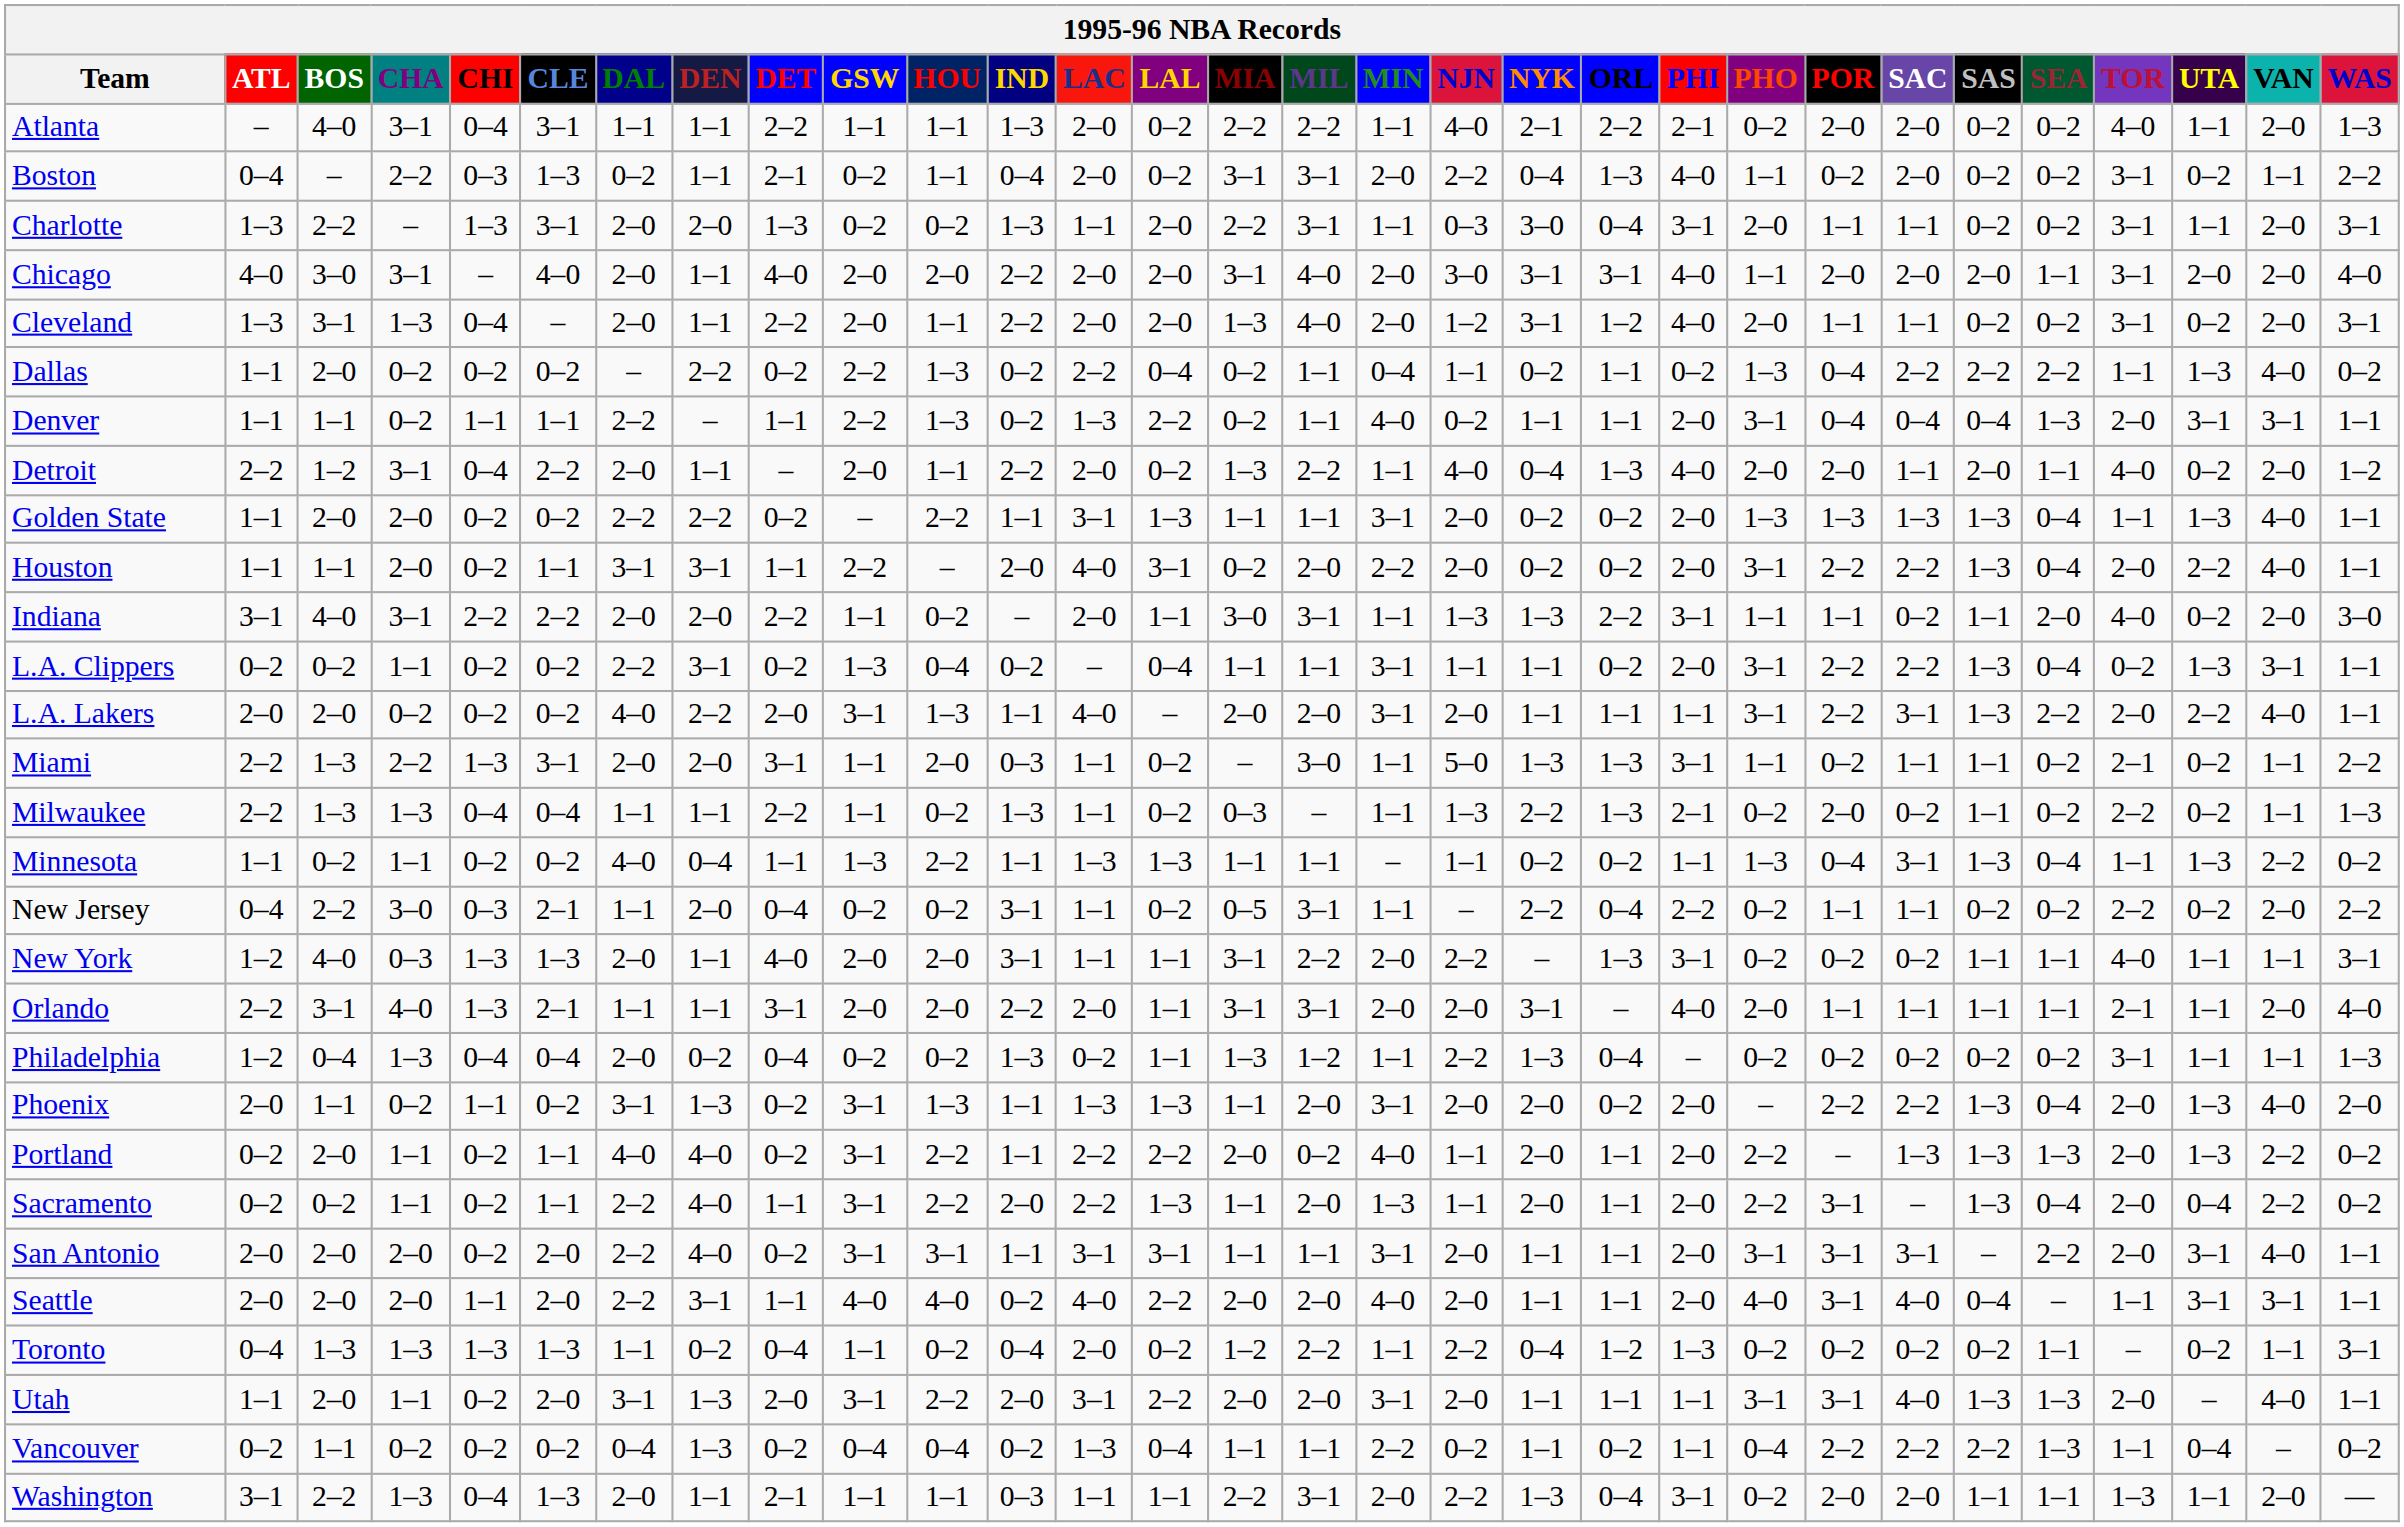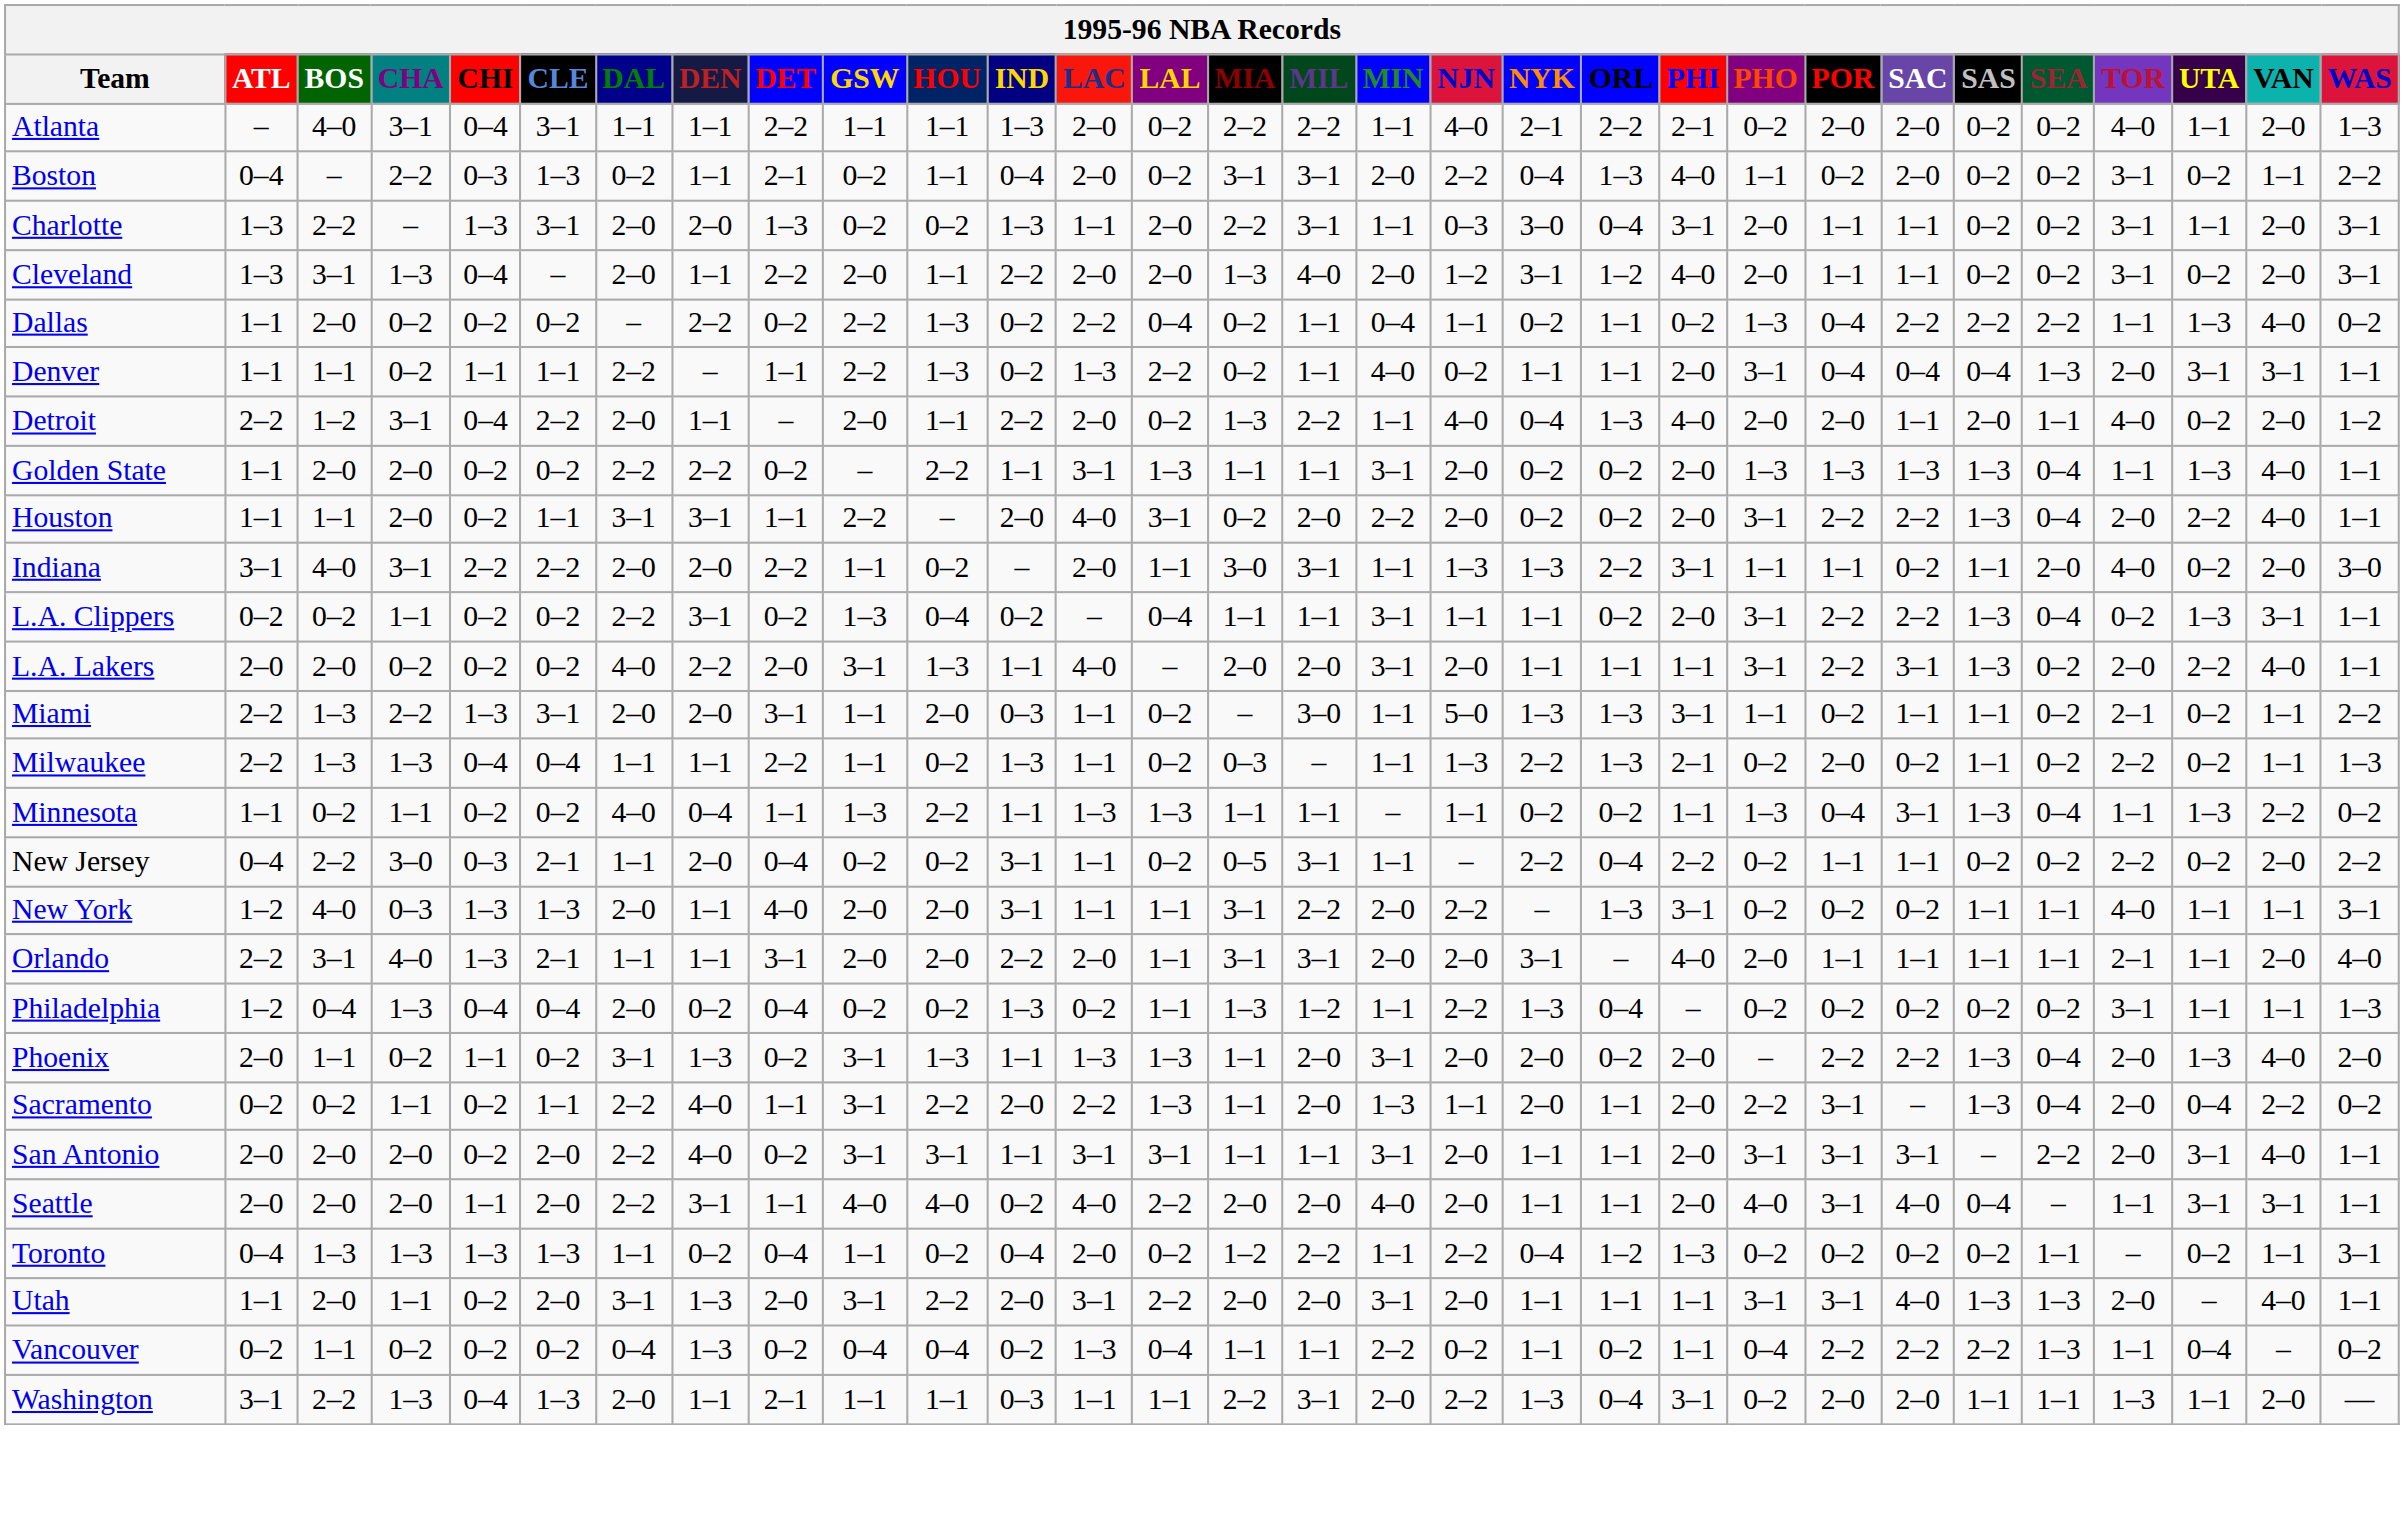- row: (61, 273)
(2058, 714) 2–2 -> (2058, 665) 0–2
- row: (62, 1154)
